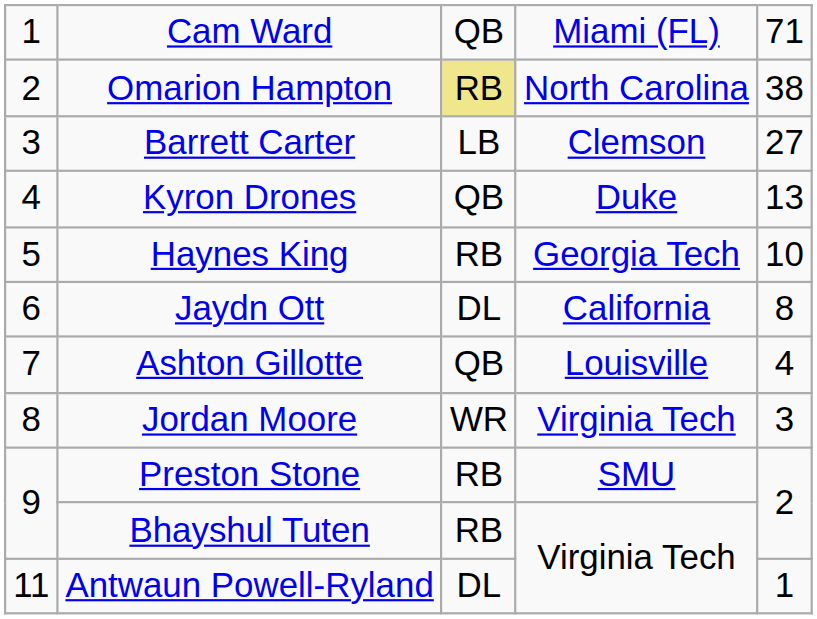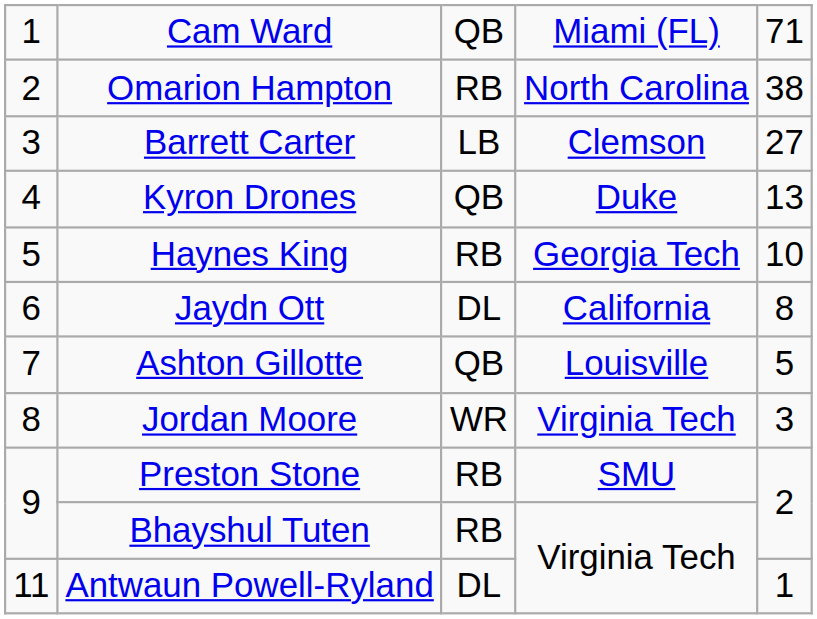(479, 87) khaki background -> (479, 87) no background
(784, 364) 4 -> (784, 364) 5
